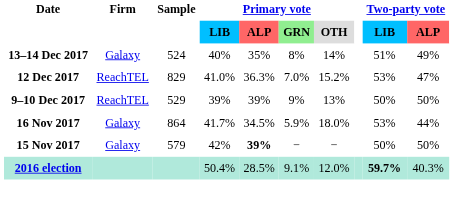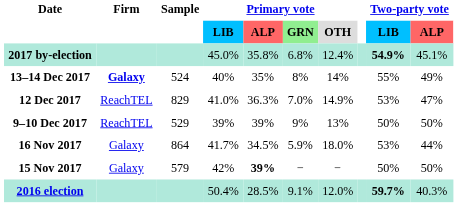+ row: (50, 54)
(123, 54) normal -> (126, 77) bold
(385, 54) 51% -> (388, 77) 55%
(334, 77) 15.2% -> (338, 99) 14.9%
